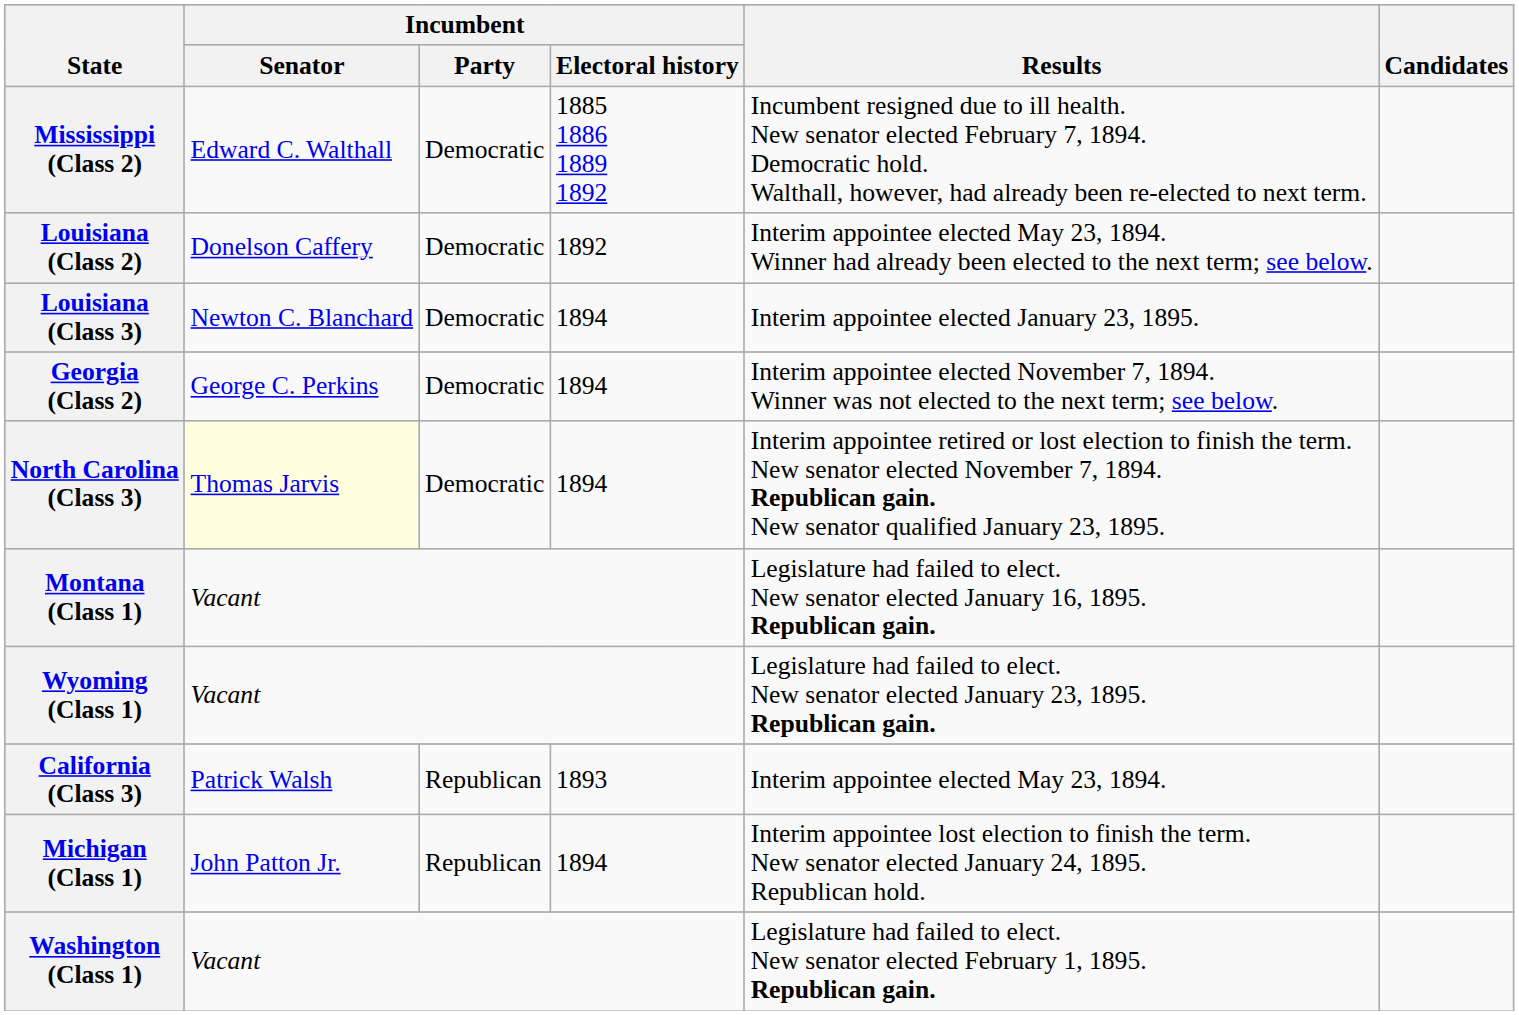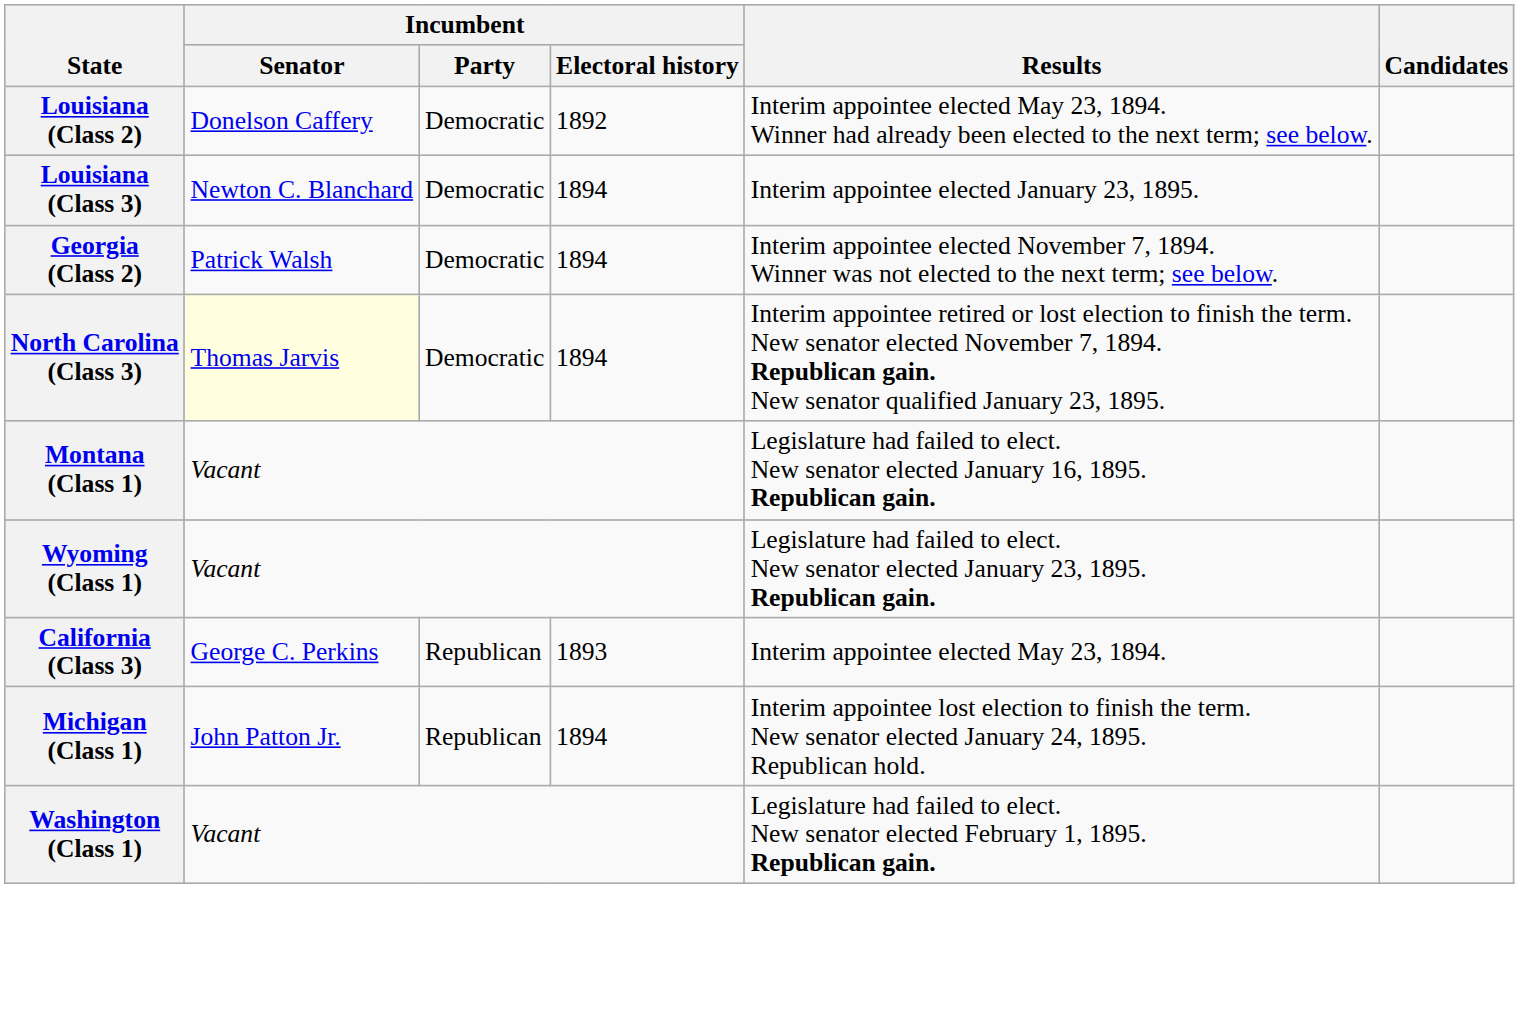- row: (95, 149)
(285, 386) George C. Perkins -> (261, 259) Patrick Walsh
(261, 779) Patrick Walsh -> (285, 652) George C. Perkins
